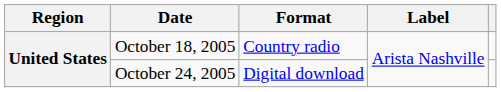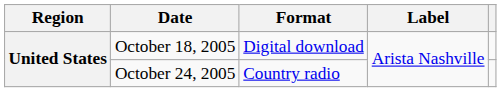(292, 45) Country radio -> (304, 45) Digital download
(304, 73) Digital download -> (292, 73) Country radio
